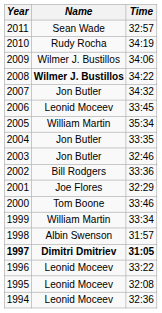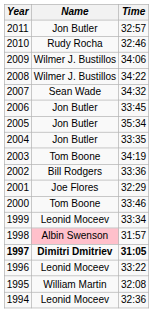(79, 28) Sean Wade -> (75, 28) Jon Butler
(141, 44) 34:19 -> (134, 44) 32:46
(79, 76) bold -> (75, 76) normal
(79, 92) Jon Butler -> (75, 92) Sean Wade
(79, 108) Leonid Moceev -> (75, 108) Jon Butler
(79, 124) William Martin -> (75, 124) Jon Butler
(79, 156) Jon Butler -> (75, 156) Tom Boone
(141, 156) 32:46 -> (134, 156) 34:19
(79, 220) William Martin -> (75, 220) Leonid Moceev
(79, 236) no background -> (75, 236) pink background
(79, 284) Leonid Moceev -> (75, 284) William Martin
